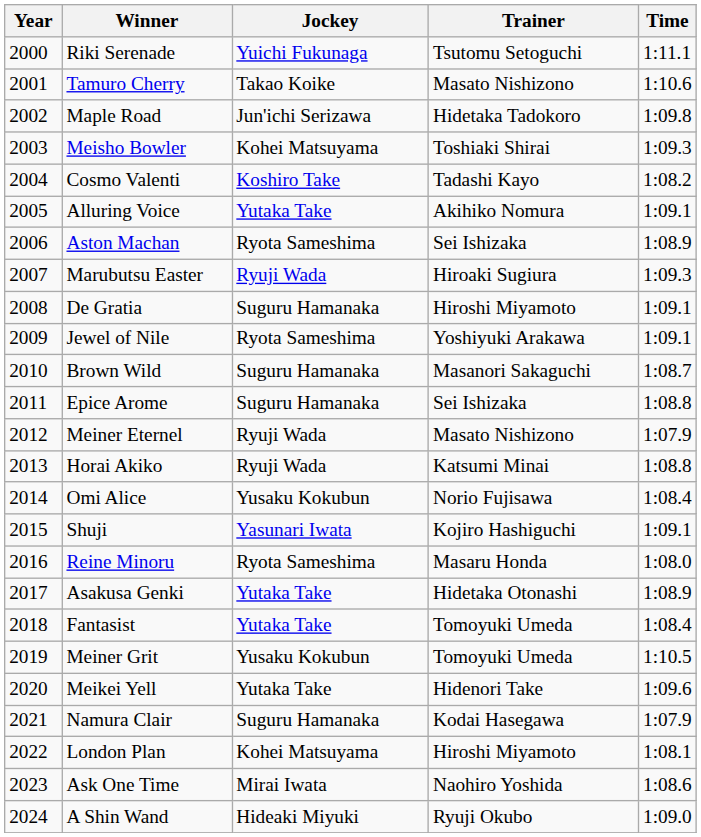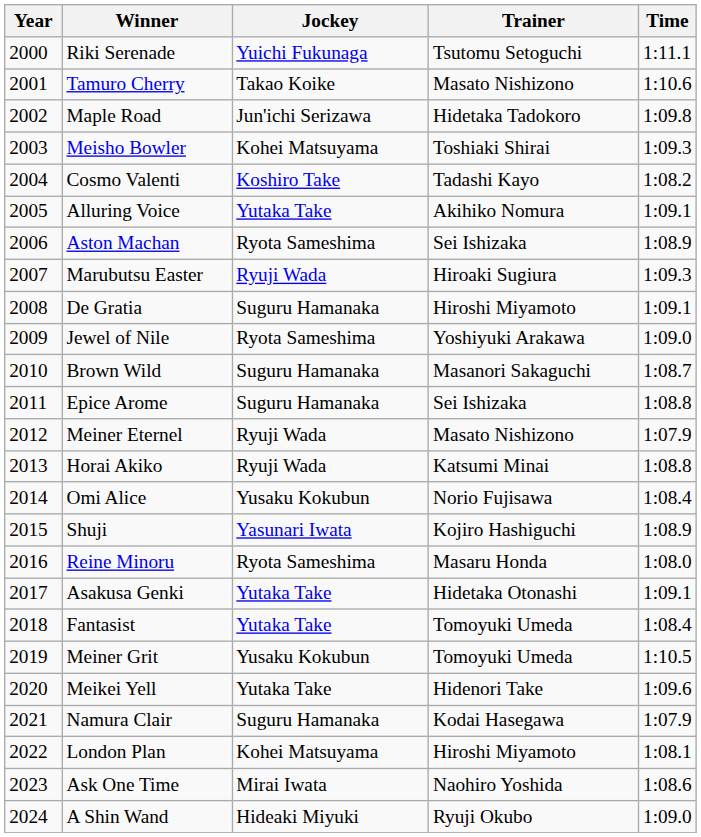(667, 339) 1:09.1 -> (667, 339) 1:09.0
(667, 530) 1:09.1 -> (667, 530) 1:08.9
(667, 593) 1:08.9 -> (667, 593) 1:09.1
